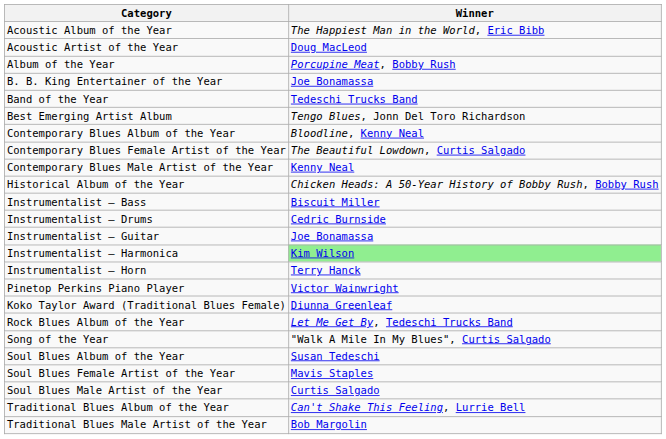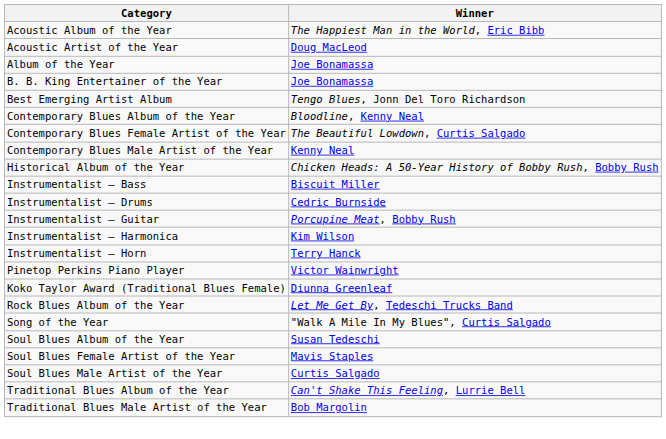(373, 64) Porcupine Meat, Bobby Rush -> (332, 64) Joe Bonamassa
- row: (58, 99)
(332, 236) Joe Bonamassa -> (373, 219) Porcupine Meat, Bobby Rush
(323, 253) lightgreen background -> (323, 236) no background
